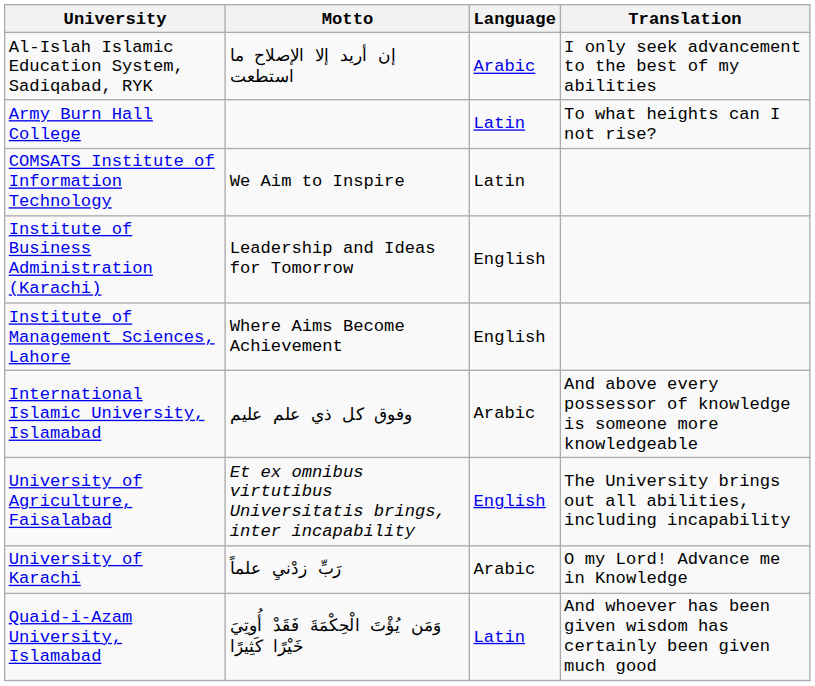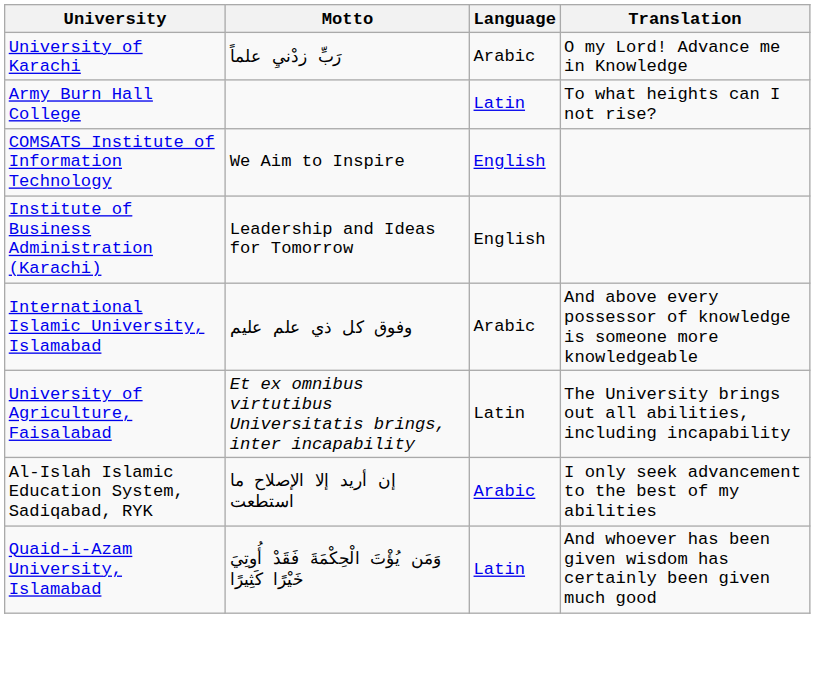rows swapped: (96, 66) <-> (76, 569)
(499, 182) Latin -> (510, 162) English
- row: (112, 337)
(510, 502) English -> (499, 414) Latin
